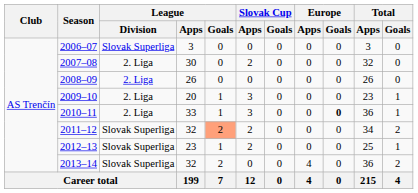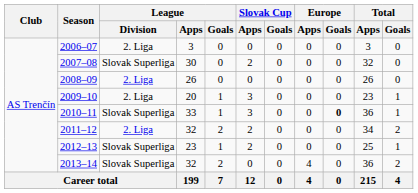(138, 46) Slovak Superliga -> (138, 46) 2. Liga
(138, 63) 2. Liga -> (138, 63) Slovak Superliga
(138, 113) 2. Liga -> (138, 113) Slovak Superliga
(138, 130) Slovak Superliga -> (138, 130) 2. Liga
(220, 130) lightsalmon background -> (220, 130) no background
